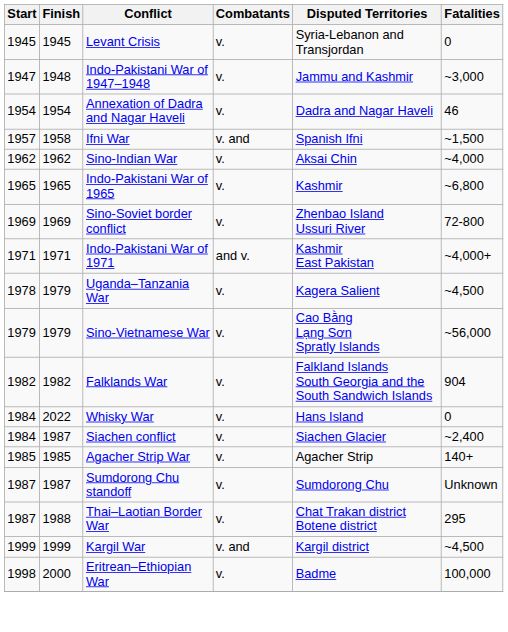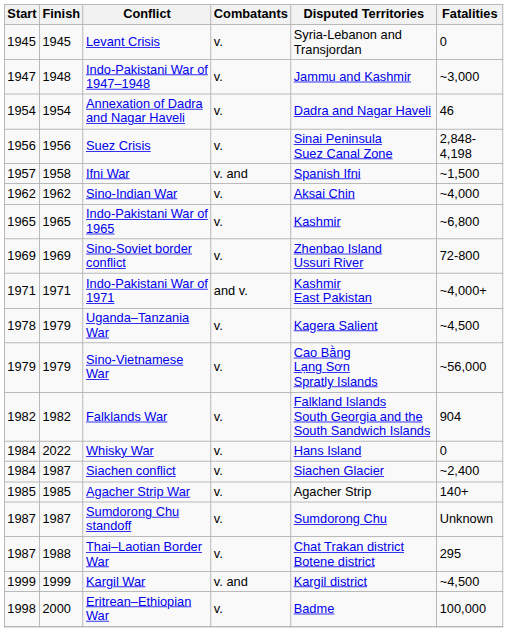+ row: (118, 146)
